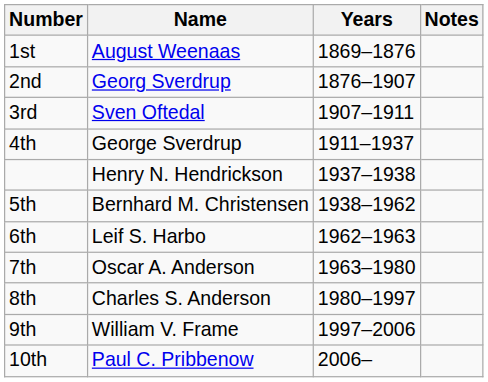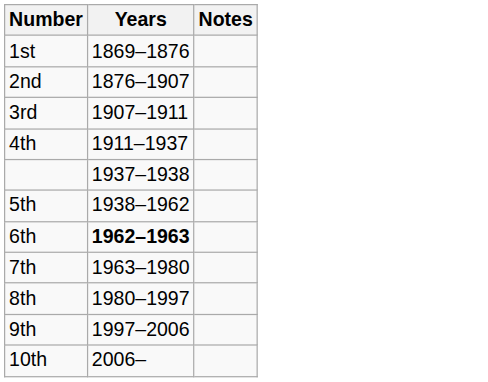- column: (200, 19)
(367, 236) normal -> (141, 236) bold
